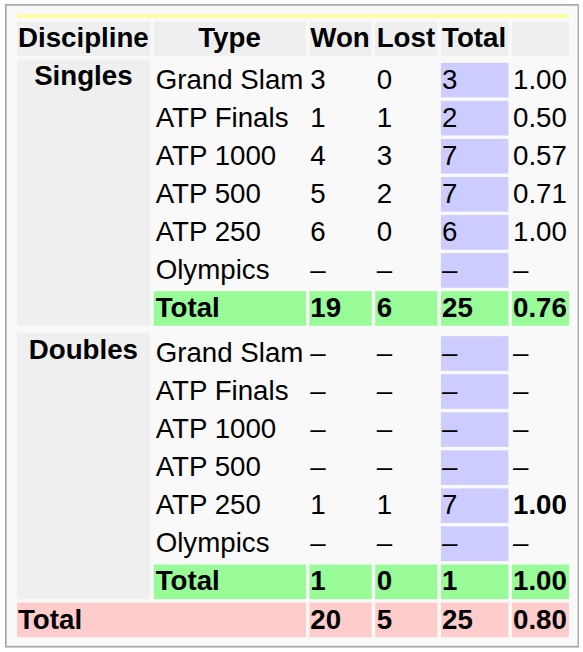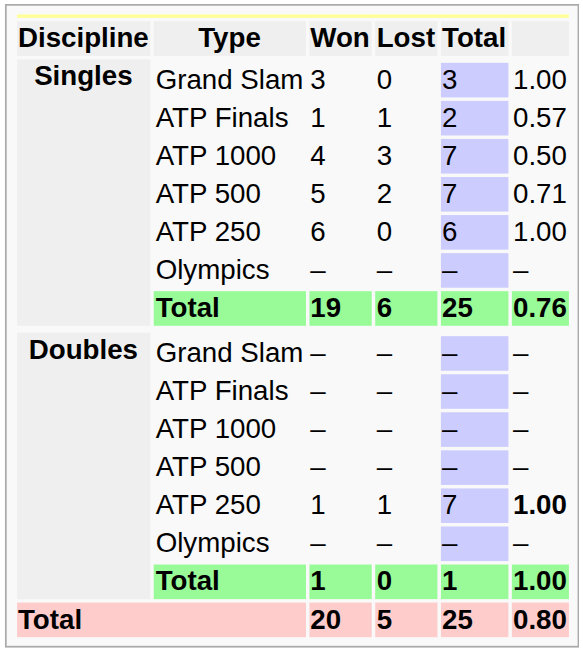(540, 118) 0.50 -> (540, 118) 0.57
(540, 156) 0.57 -> (540, 156) 0.50
